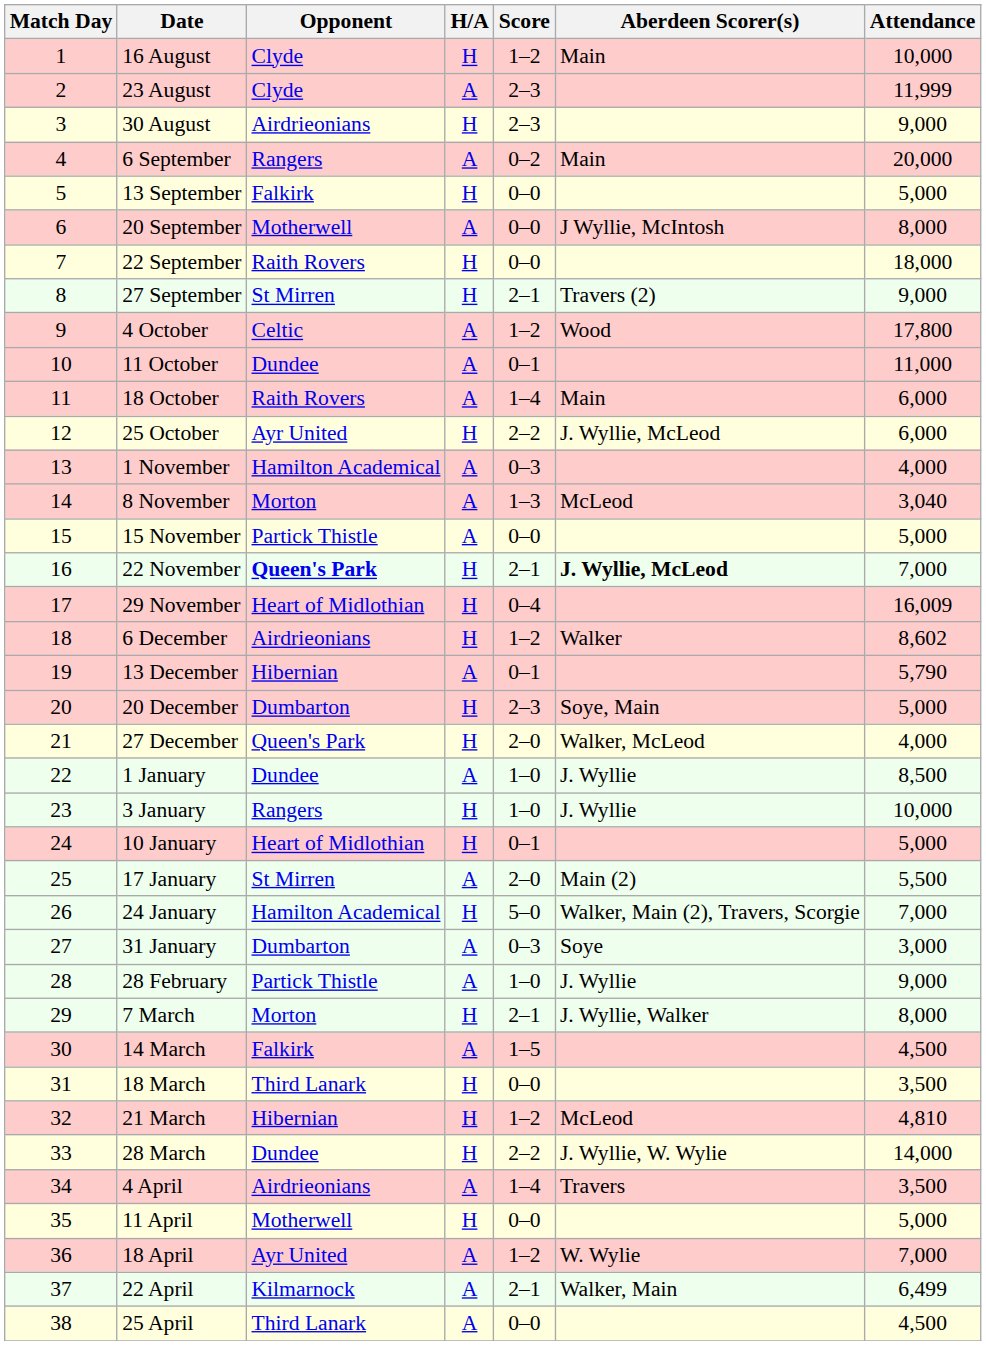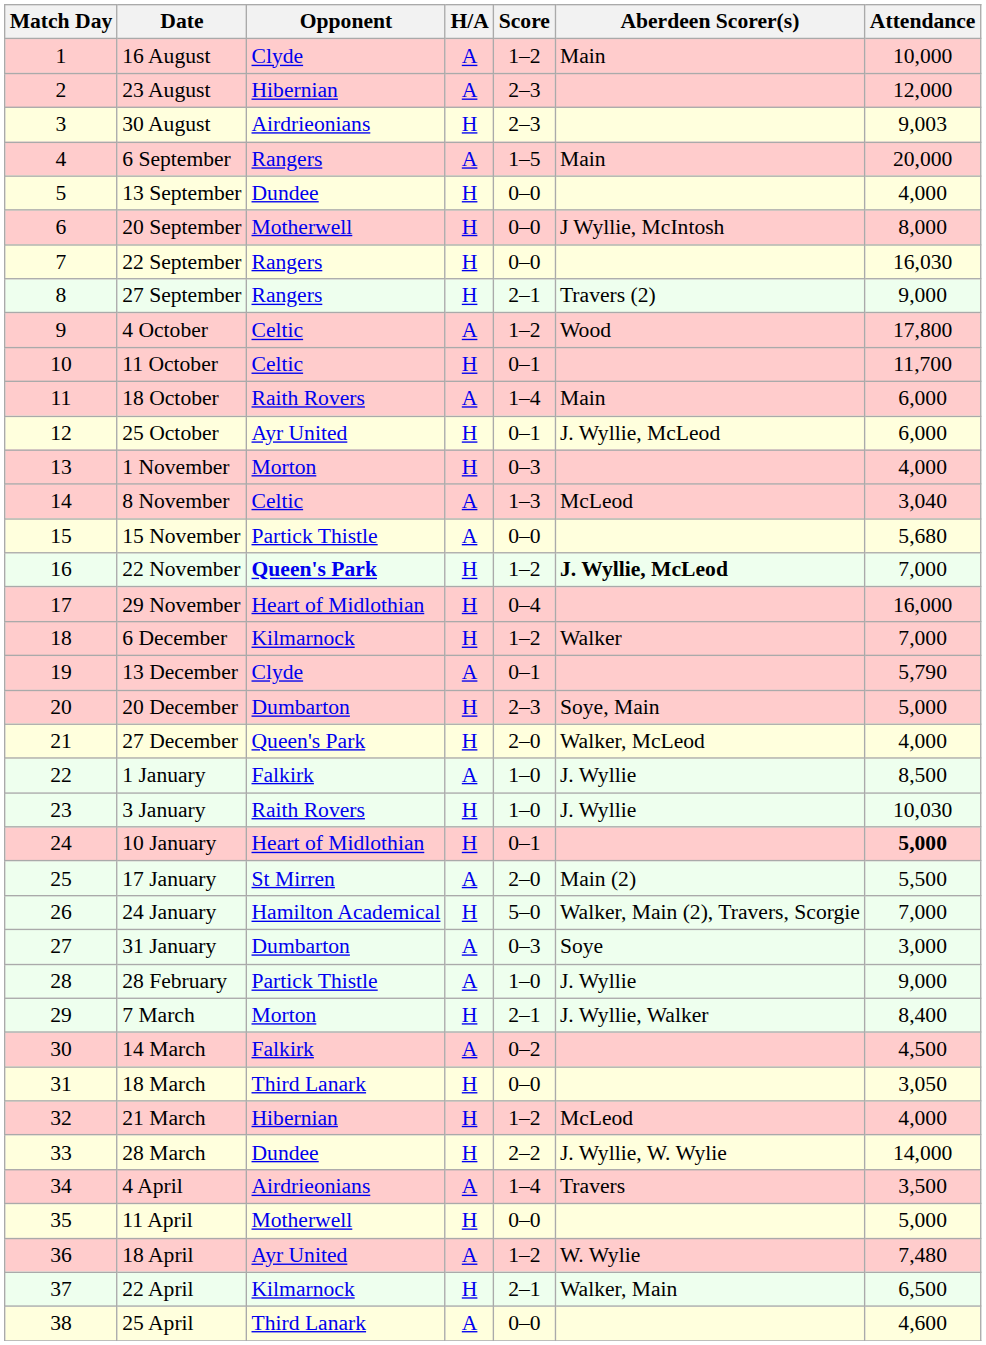(470, 55) H -> (470, 55) A
(277, 90) Clyde -> (295, 90) Hibernian
(923, 90) 11,999 -> (923, 90) 12,000
(923, 124) 9,000 -> (923, 124) 9,003
(524, 158) 0–2 -> (524, 158) 1–5
(283, 192) Falkirk -> (285, 192) Dundee
(923, 192) 5,000 -> (923, 192) 4,000
(470, 227) A -> (470, 227) H
(308, 261) Raith Rovers -> (287, 261) Rangers
(923, 261) 18,000 -> (923, 261) 16,030
(293, 295) St Mirren -> (287, 295) Rangers
(285, 364) Dundee -> (277, 364) Celtic
(470, 364) A -> (470, 364) H
(923, 364) 11,000 -> (923, 364) 11,700
(524, 432) 2–2 -> (524, 432) 0–1
(346, 466) Hamilton Academical -> (284, 466) Morton
(470, 466) A -> (470, 466) H
(284, 501) Morton -> (277, 501) Celtic
(923, 535) 5,000 -> (923, 535) 5,680
(524, 569) 2–1 -> (524, 569) 1–2
(923, 603) 16,009 -> (923, 603) 16,000
(311, 638) Airdrieonians -> (303, 638) Kilmarnock
(923, 638) 8,602 -> (923, 638) 7,000
(295, 672) Hibernian -> (277, 672) Clyde
(285, 775) Dundee -> (283, 775) Falkirk
(287, 809) Rangers -> (308, 809) Raith Rovers
(923, 809) 10,000 -> (923, 809) 10,030
(923, 843) normal -> (923, 843) bold
(923, 1015) 8,000 -> (923, 1015) 8,400
(524, 1049) 1–5 -> (524, 1049) 0–2
(923, 1083) 3,500 -> (923, 1083) 3,050
(923, 1117) 4,810 -> (923, 1117) 4,000
(923, 1254) 7,000 -> (923, 1254) 7,480
(470, 1289) A -> (470, 1289) H
(923, 1289) 6,499 -> (923, 1289) 6,500
(923, 1323) 4,500 -> (923, 1323) 4,600
